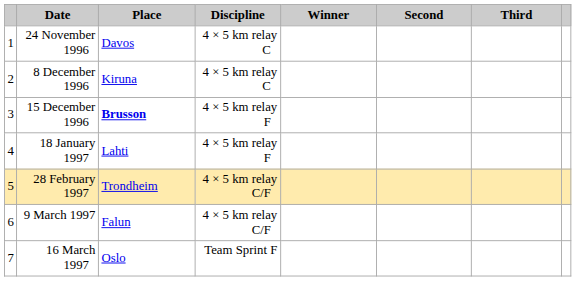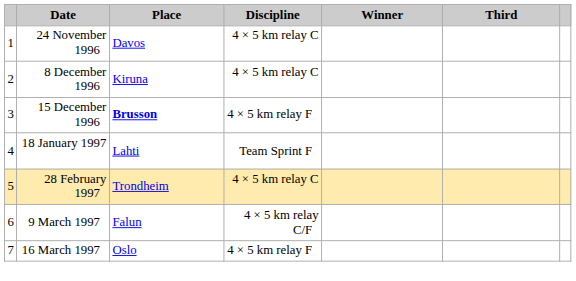- column: (424, 14)
(240, 150) 4 × 5 km relay F -> (279, 150) Team Sprint F
(240, 186) 4 × 5 km relay C/F -> (275, 186) 4 × 5 km relay C
(241, 257) Team Sprint F -> (273, 250) 4 × 5 km relay F
